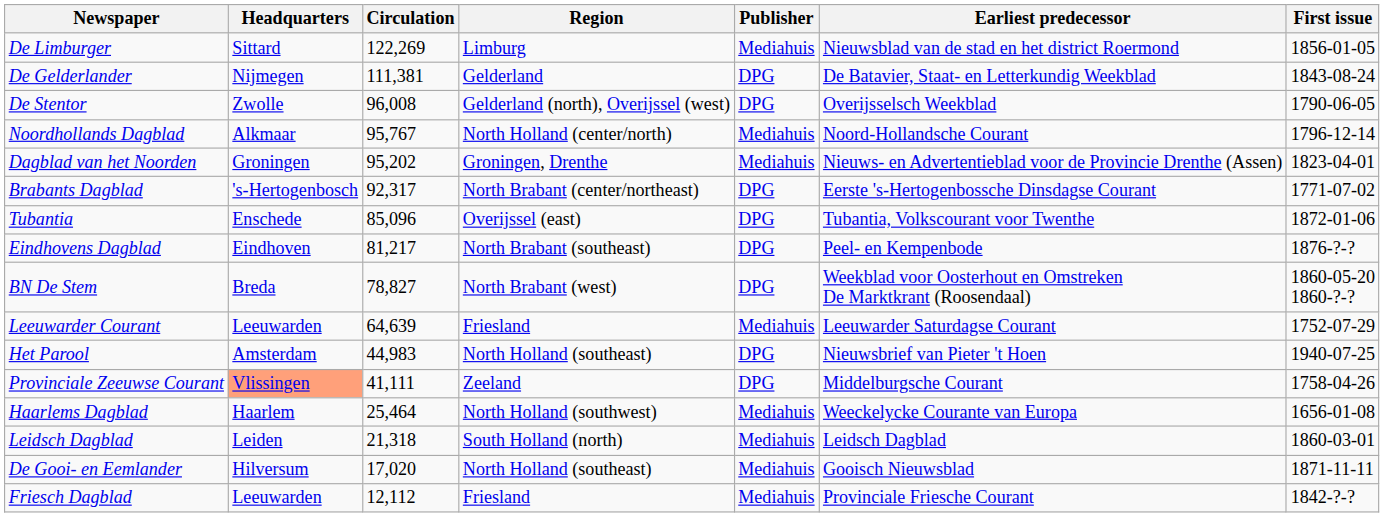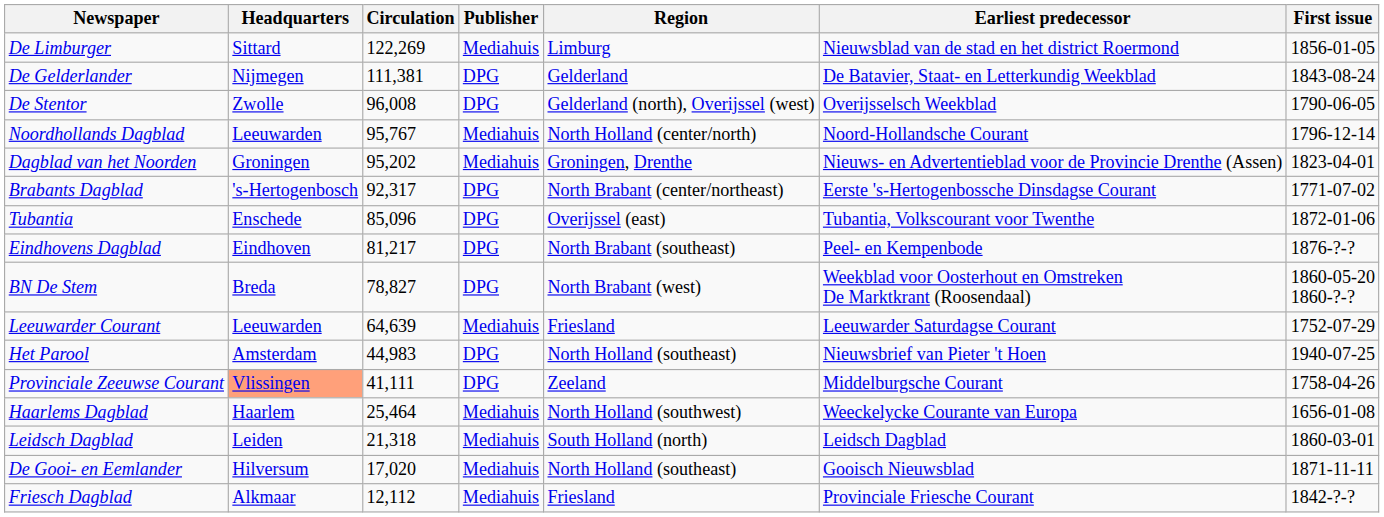columns swapped: (596, 18) <-> (776, 18)
(264, 133) Alkmaar -> (277, 133) Leeuwarden
(277, 497) Leeuwarden -> (264, 497) Alkmaar
